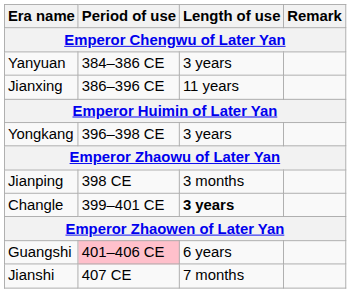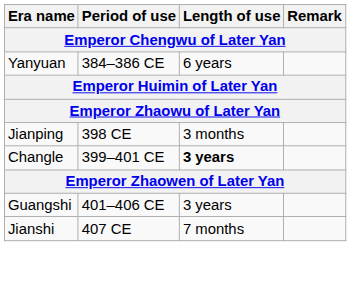(207, 63) 3 years -> (207, 63) 6 years
- row: (35, 87)
- row: (41, 134)
(123, 252) pink background -> (123, 205) no background
(207, 252) 6 years -> (207, 205) 3 years
